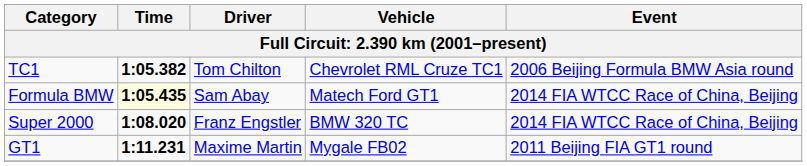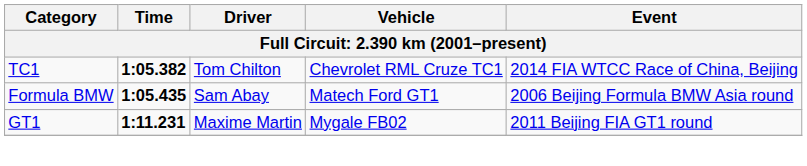(652, 69) 2006 Beijing Formula BMW Asia round -> (654, 69) 2014 FIA WTCC Race of China, Beijing
(154, 95) lightyellow background -> (154, 95) no background
(654, 95) 2014 FIA WTCC Race of China, Beijing -> (652, 95) 2006 Beijing Formula BMW Asia round
- row: (51, 122)
